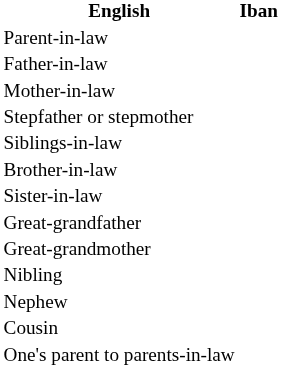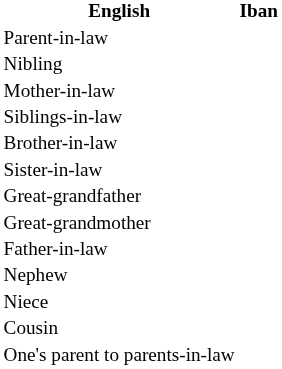rows swapped: (56, 64) <-> (33, 275)
- row: (99, 116)
+ row: (26, 301)
